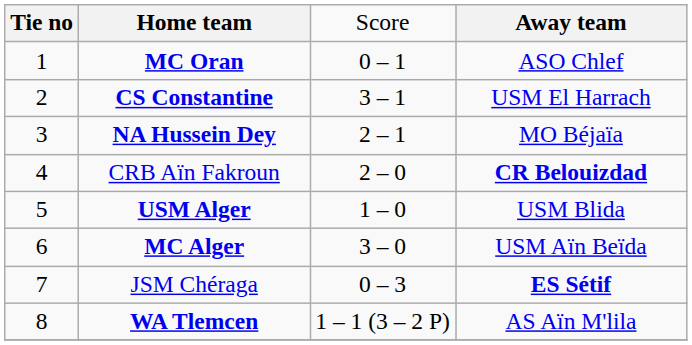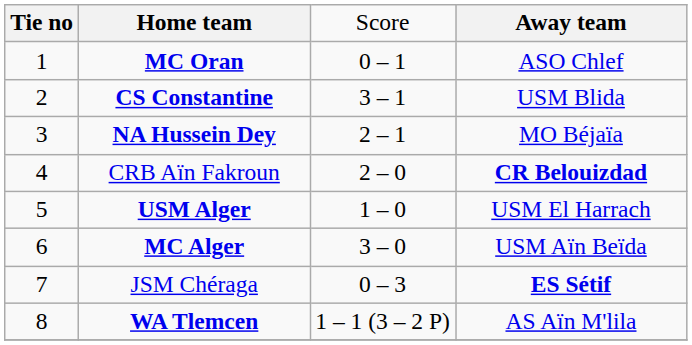(571, 97) USM El Harrach -> (571, 97) USM Blida
(571, 209) USM Blida -> (571, 209) USM El Harrach
